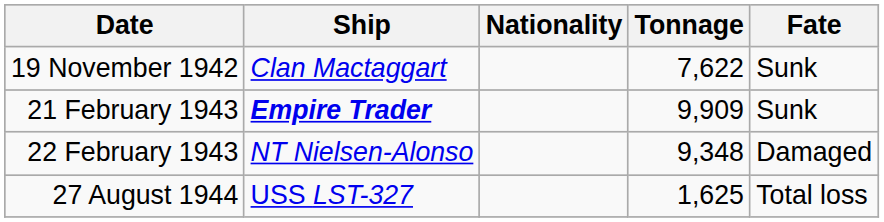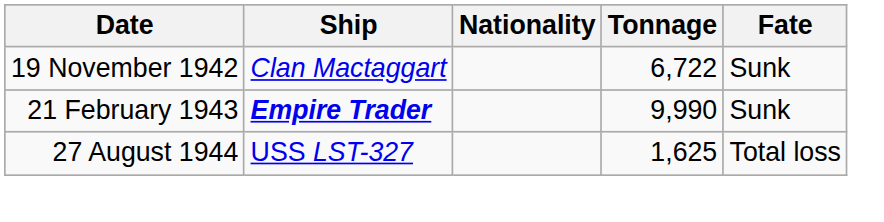(711, 68) 7,622 -> (684, 68) 6,722
(711, 110) 9,909 -> (684, 110) 9,990
- row: (133, 152)
